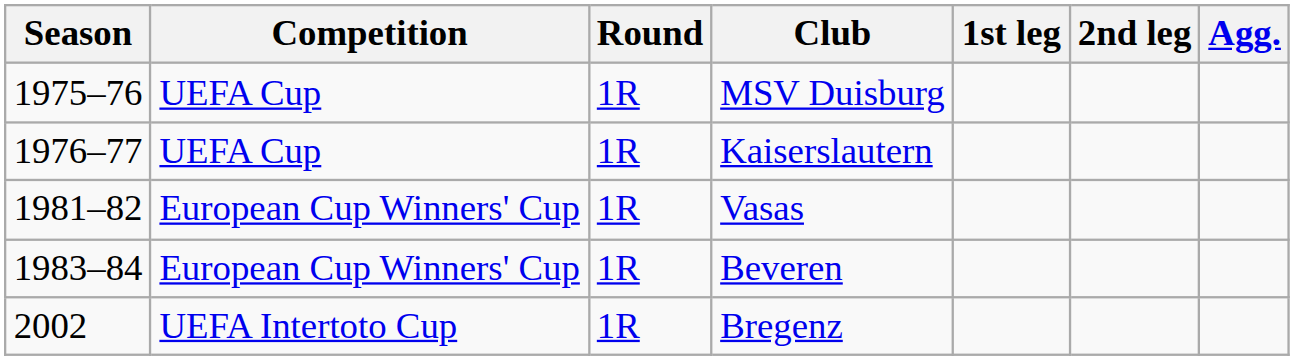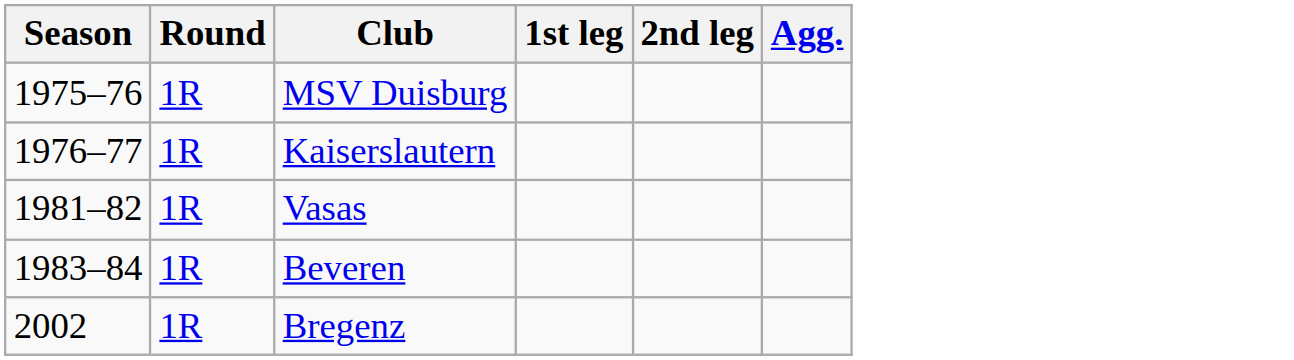- column: (370, 33)
